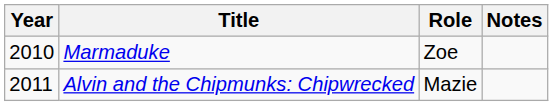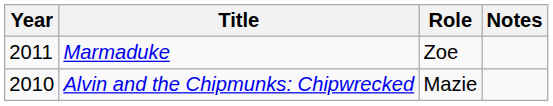(32, 52) 2010 -> (31, 52) 2011
(31, 84) 2011 -> (32, 84) 2010
